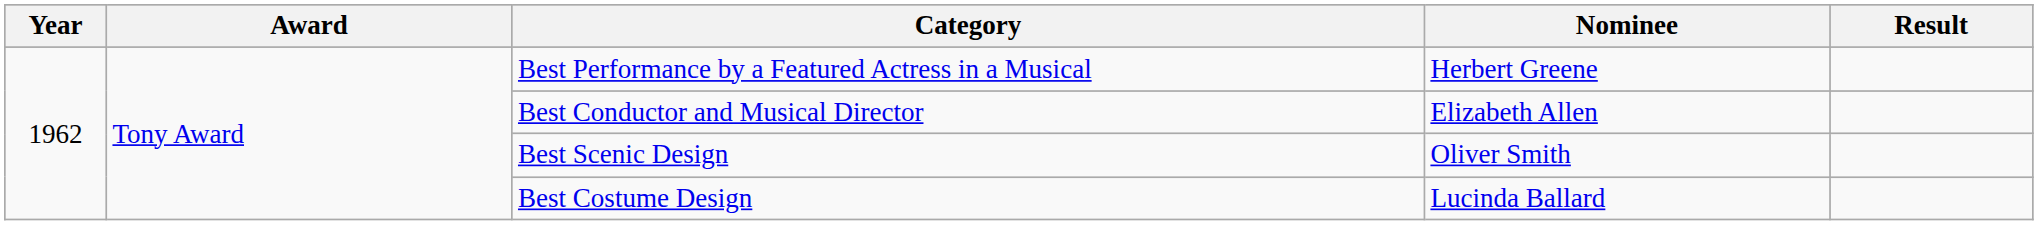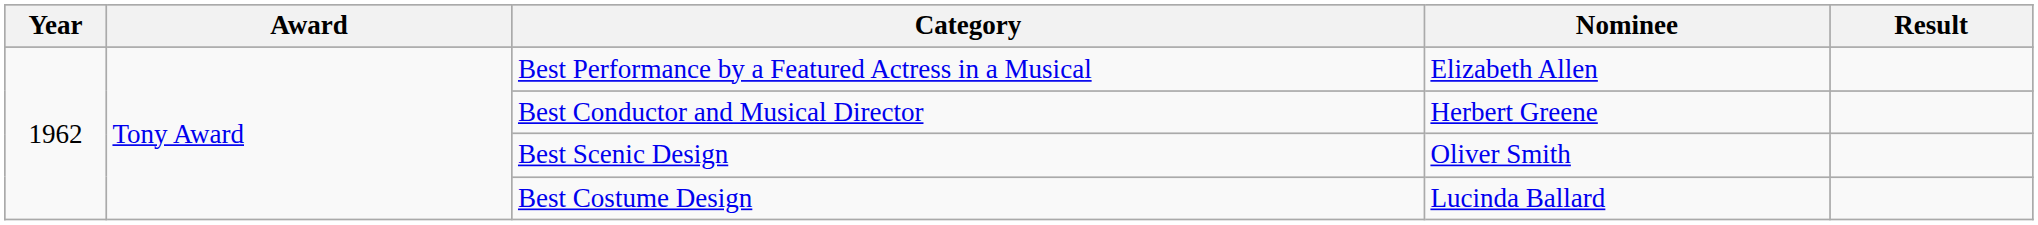(1514, 68) Herbert Greene -> (1514, 68) Elizabeth Allen
(1514, 111) Elizabeth Allen -> (1514, 111) Herbert Greene
